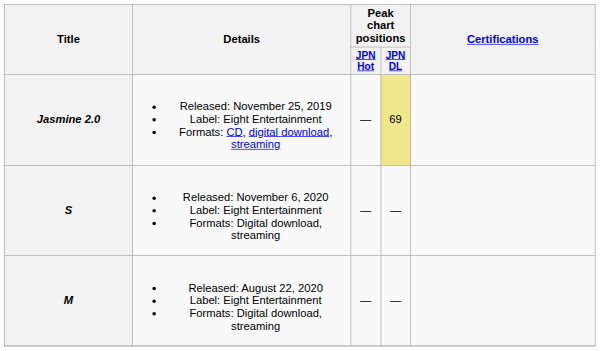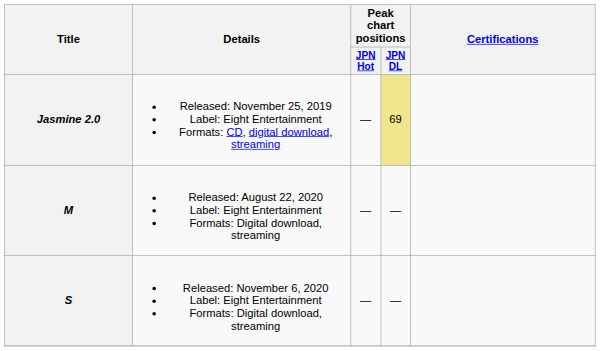rows swapped: (69, 300) <-> (69, 210)
